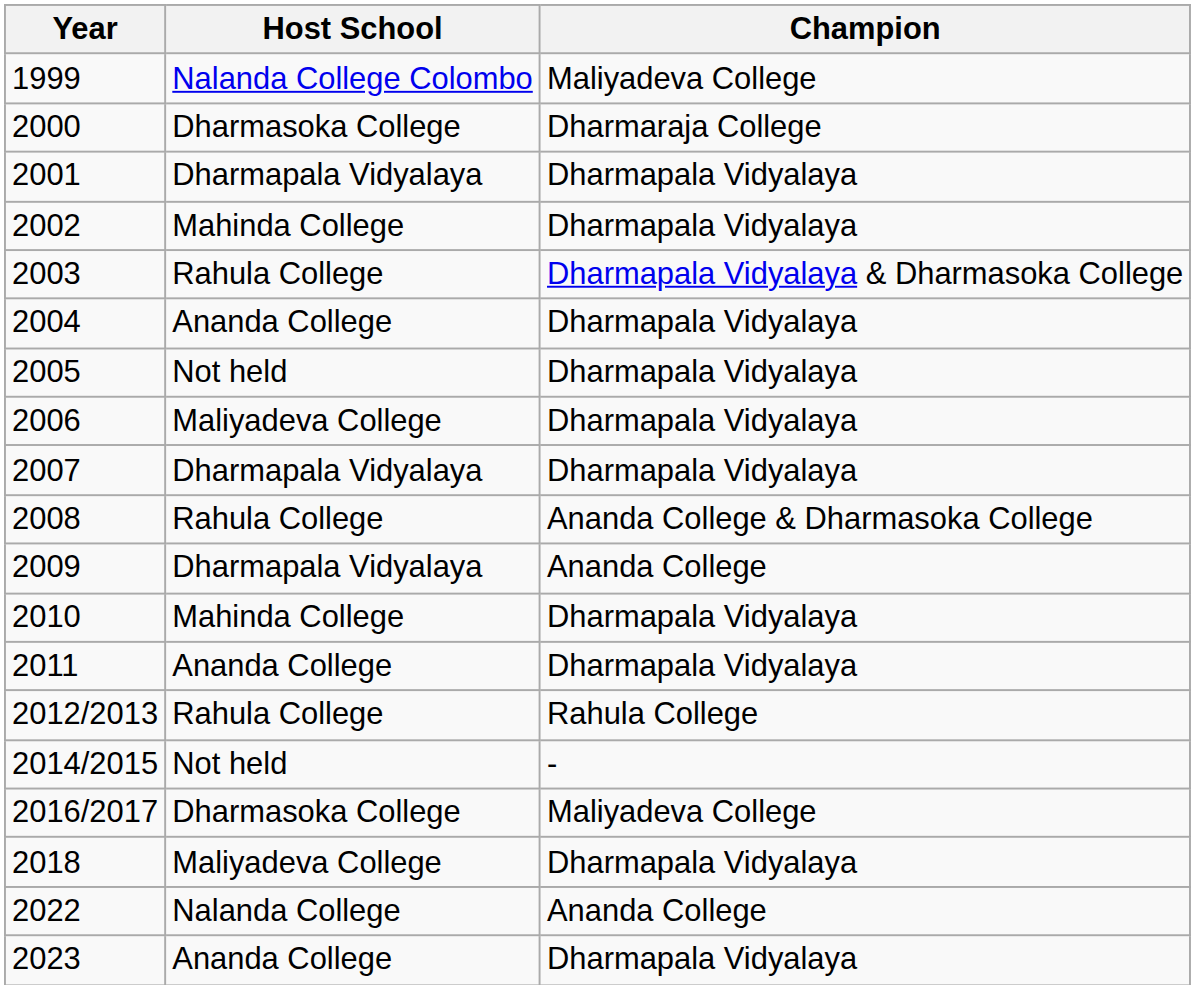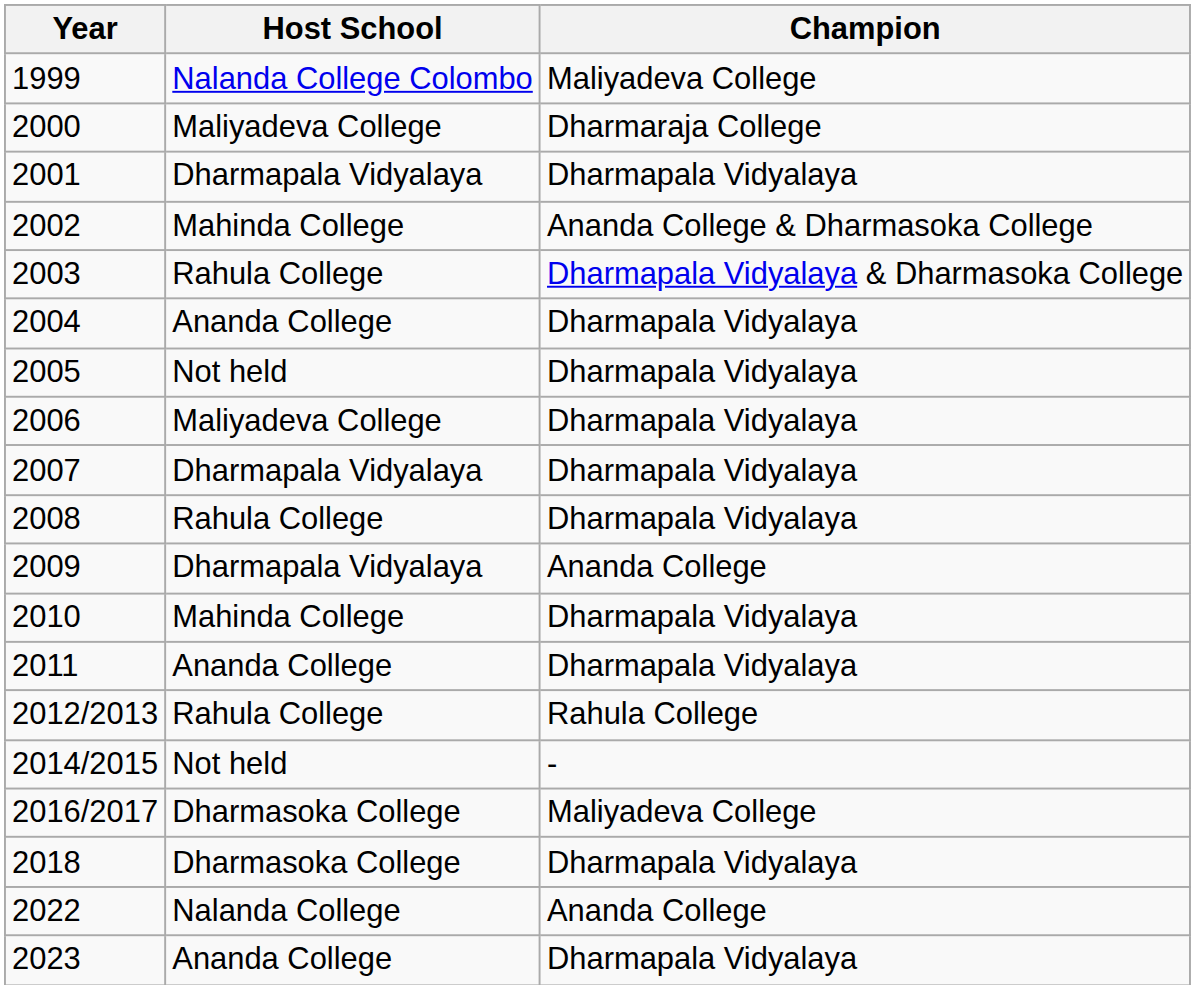(316, 126) Dharmasoka College -> (307, 126) Maliyadeva College
(702, 224) Dharmapala Vidyalaya -> (820, 224) Ananda College & Dharmasoka College
(820, 518) Ananda College & Dharmasoka College -> (702, 518) Dharmapala Vidyalaya
(307, 861) Maliyadeva College -> (316, 861) Dharmasoka College
